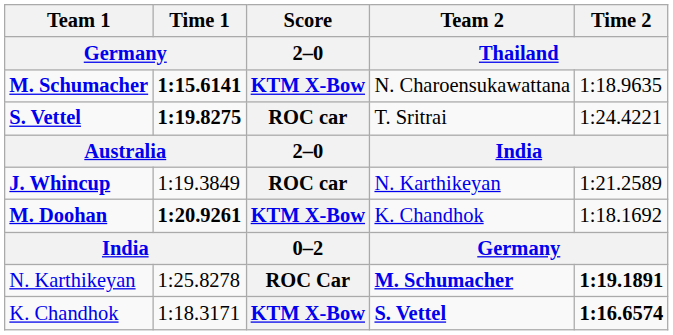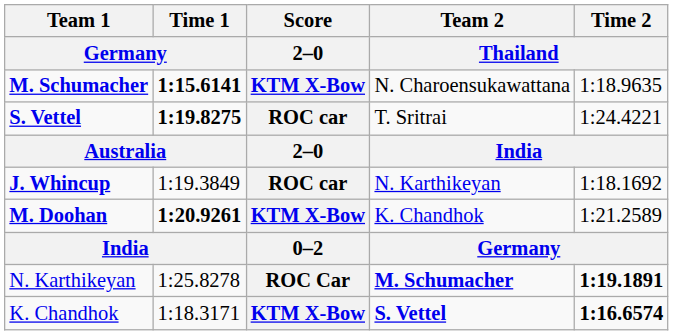(621, 183) 1:21.2589 -> (621, 183) 1:18.1692
(621, 215) 1:18.1692 -> (621, 215) 1:21.2589
